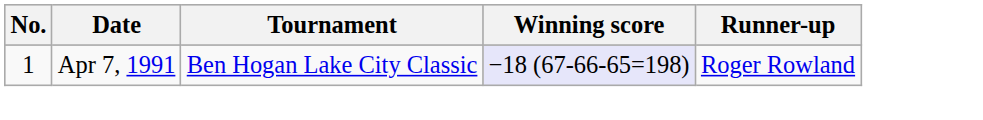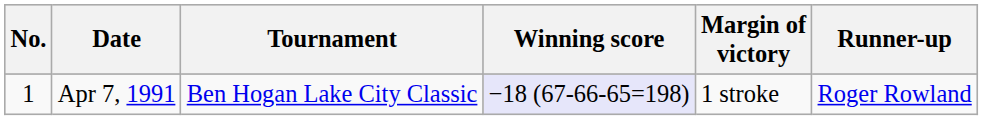+ column: (754, 39)
